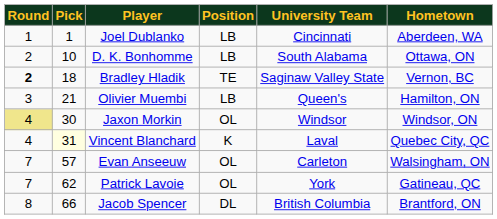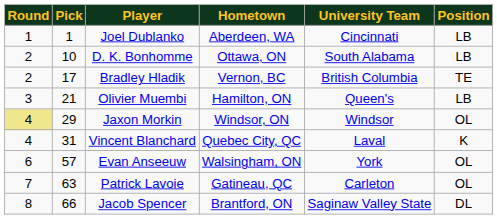columns swapped: (228, 15) <-> (440, 15)
(28, 78) bold -> (28, 78) normal
(69, 78) 18 -> (69, 78) 17
(322, 78) Saginaw Valley State -> (369, 78) British Columbia
(69, 120) 30 -> (69, 120) 29
(69, 141) lightyellow background -> (69, 141) no background
(28, 162) 7 -> (28, 162) 6
(322, 162) Carleton -> (369, 162) York
(69, 183) 62 -> (69, 183) 63
(322, 183) York -> (369, 183) Carleton
(322, 203) British Columbia -> (369, 203) Saginaw Valley State
